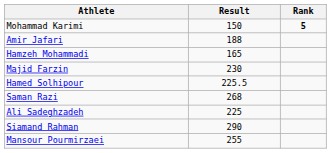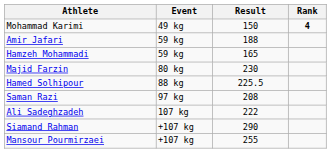+ column: (184, 11)
(303, 26) 5 -> (307, 26) 4
(234, 97) 268 -> (251, 97) 208
(234, 112) 225 -> (251, 112) 222
